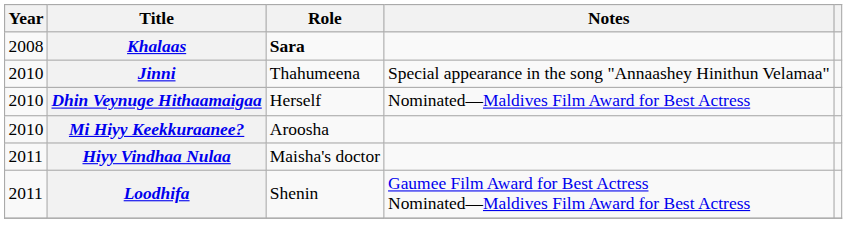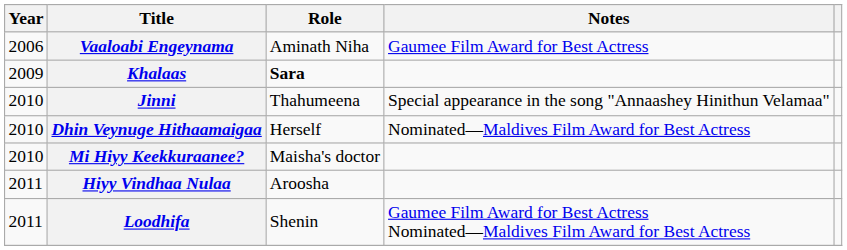+ row: (157, 45)
(26, 45) 2008 -> (26, 73) 2009
(299, 128) Aroosha -> (325, 156) Maisha's doctor
(325, 156) Maisha's doctor -> (299, 184) Aroosha
